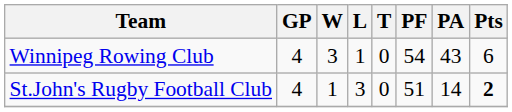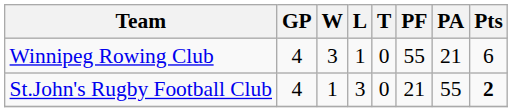(414, 55) 54 -> (414, 55) 55
(451, 55) 43 -> (451, 55) 21
(414, 89) 51 -> (414, 89) 21
(451, 89) 14 -> (451, 89) 55
